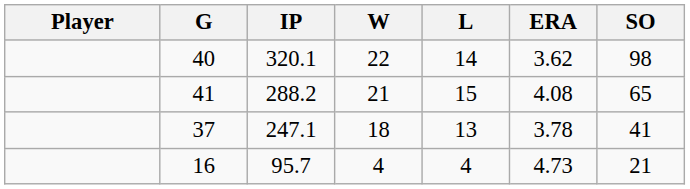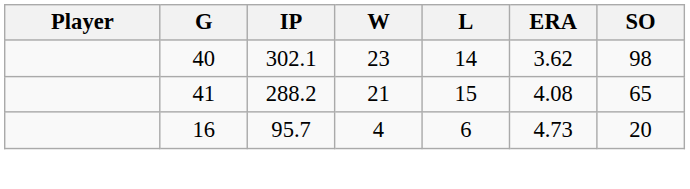(291, 58) 320.1 -> (291, 58) 302.1
(378, 58) 22 -> (378, 58) 23
- row: (204, 129)
(466, 165) 4 -> (466, 129) 6
(641, 165) 21 -> (641, 129) 20
